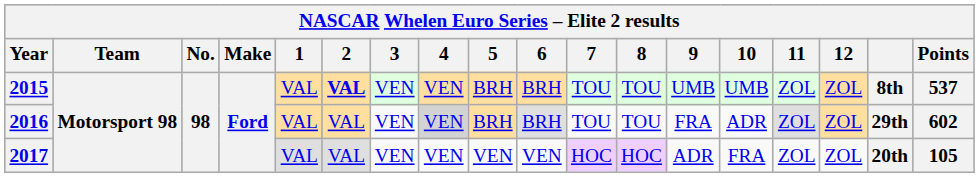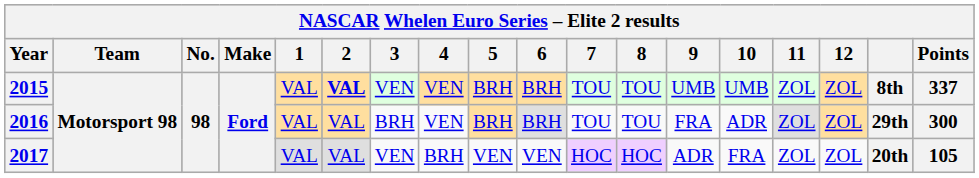(943, 88) 537 -> (943, 88) 337
(395, 121) VEN -> (395, 121) BRH
(444, 121) lightgrey background -> (444, 121) no background
(943, 121) 602 -> (943, 121) 300
(444, 155) VEN -> (444, 155) BRH
